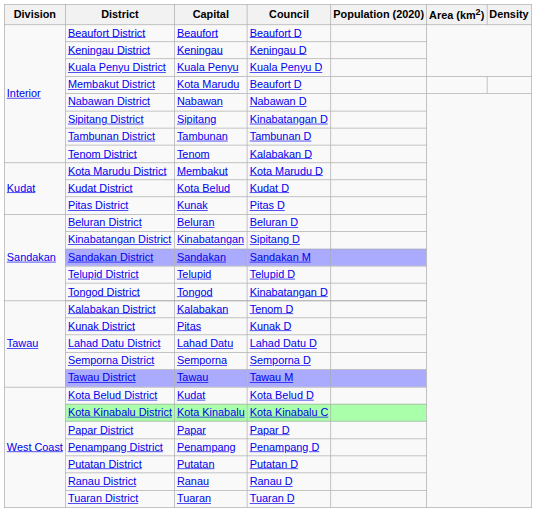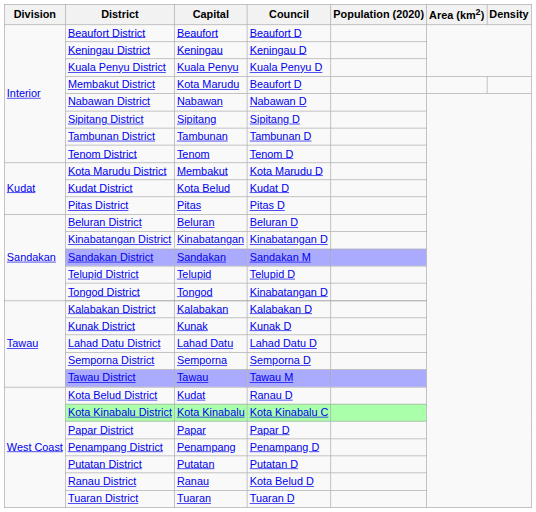(289, 119) Kinabatangan D -> (275, 119) Sipitang D
(281, 154) Kalabakan D -> (271, 154) Tenom D
(192, 205) Kunak -> (189, 205) Pitas
(275, 240) Sipitang D -> (289, 240) Kinabatangan D
(271, 309) Tenom D -> (281, 309) Kalabakan D
(189, 326) Pitas -> (192, 326) Kunak
(282, 395) Kota Belud D -> (271, 395) Ranau D
(271, 481) Ranau D -> (282, 481) Kota Belud D
